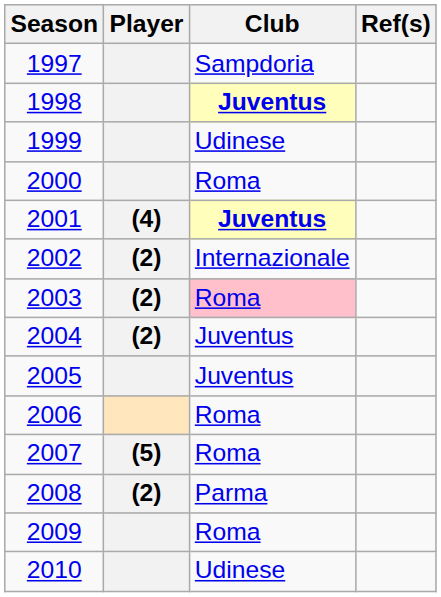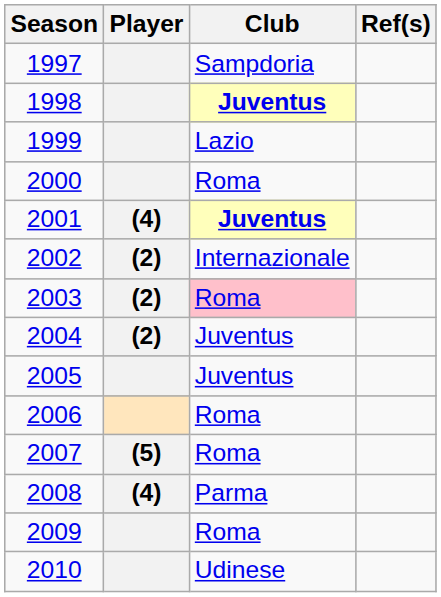(240, 141) Udinese -> (224, 141) Lazio
(146, 492) (2) -> (146, 492) (4)
